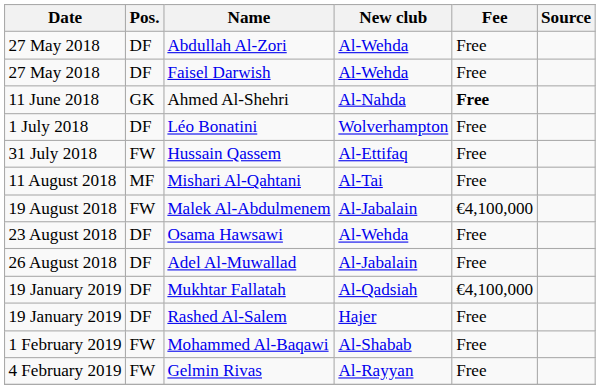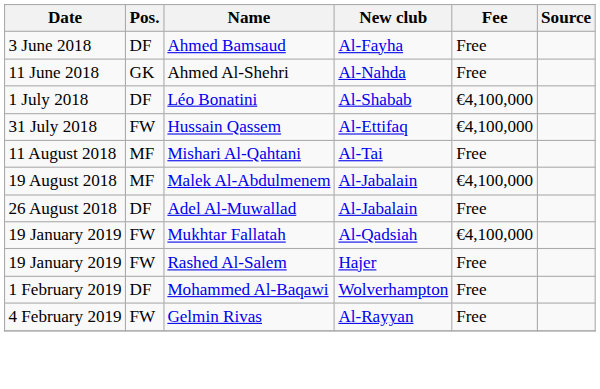- row: (227, 45)
- row: (219, 72)
+ row: (227, 45)
(473, 99) bold -> (471, 72) normal
(393, 126) Wolverhampton -> (375, 99) Al-Shabab
(471, 126) Free -> (495, 99) €4,100,000
(471, 153) Free -> (495, 126) €4,100,000
(142, 208) FW -> (142, 180) MF
- row: (225, 235)
(140, 289) DF -> (142, 235) FW
(140, 316) DF -> (142, 262) FW
(142, 343) FW -> (140, 289) DF
(375, 343) Al-Shabab -> (393, 289) Wolverhampton
